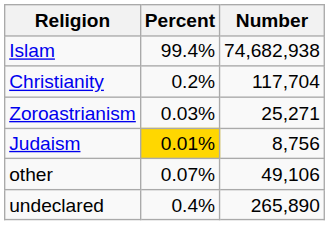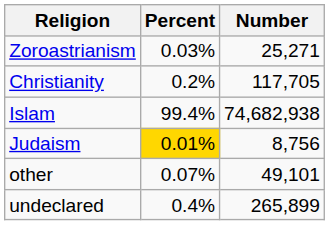rows swapped: (32, 51) <-> (72, 112)
(286, 82) 117,704 -> (286, 82) 117,705
(291, 174) 49,106 -> (291, 174) 49,101
(285, 205) 265,890 -> (285, 205) 265,899
